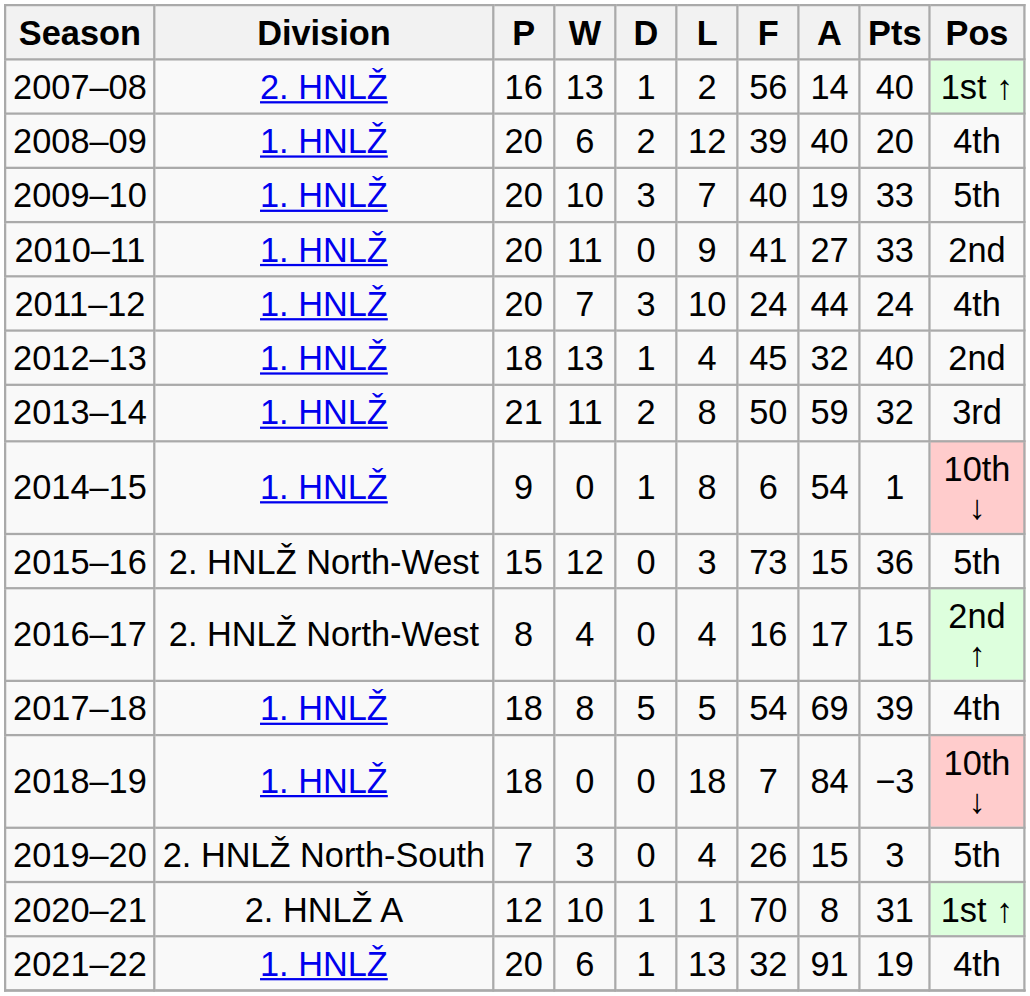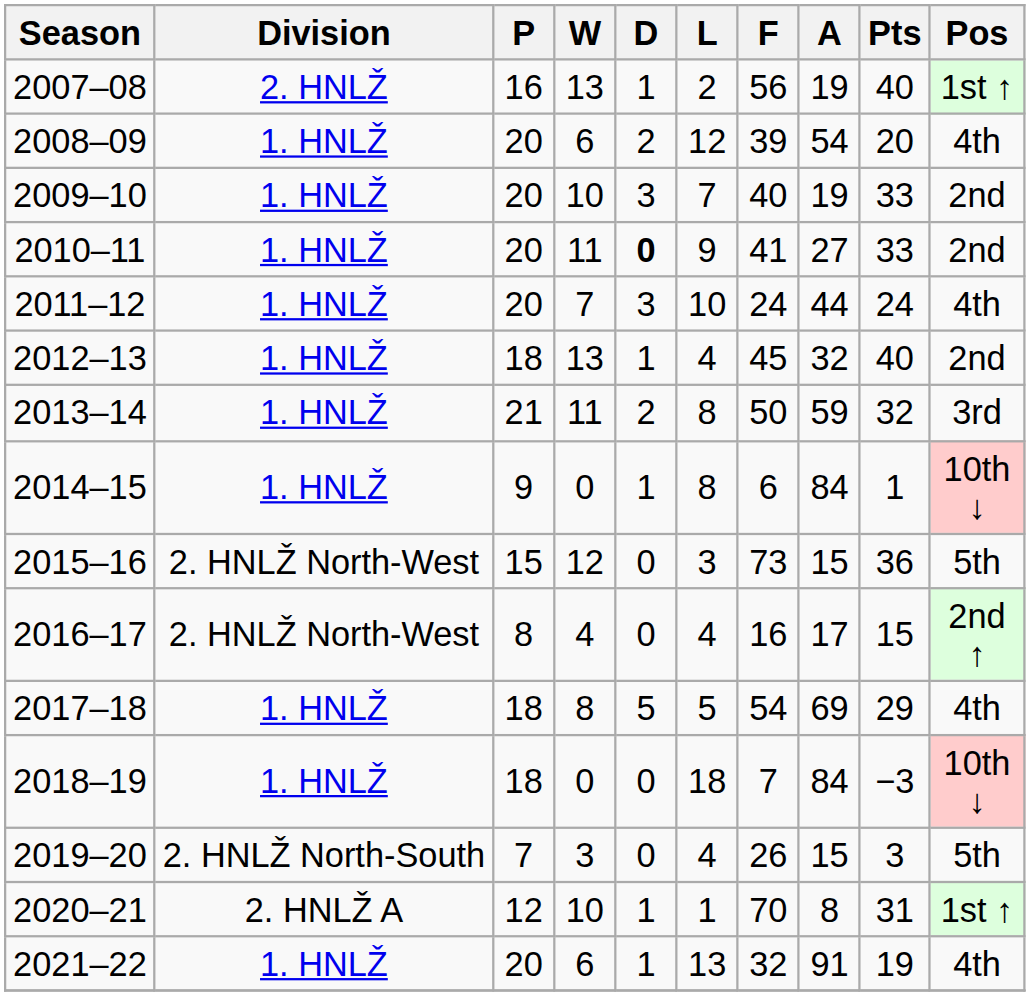(830, 87) 14 -> (830, 87) 19
(830, 141) 40 -> (830, 141) 54
(977, 196) 5th -> (977, 196) 2nd
(646, 250) normal -> (646, 250) bold
(830, 487) 54 -> (830, 487) 84
(895, 708) 39 -> (895, 708) 29
